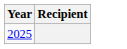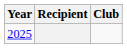+ column: (106, 14)
